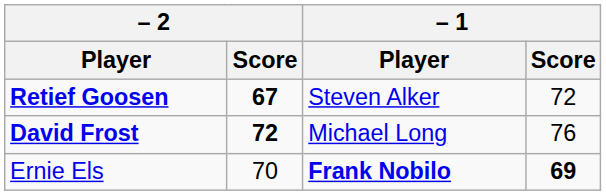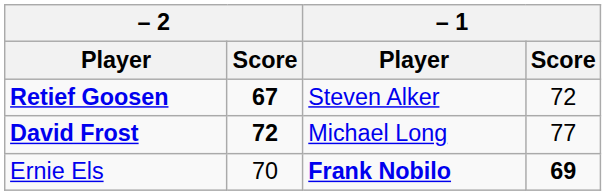(563, 134) 76 -> (563, 134) 77
